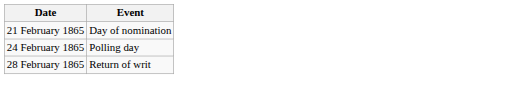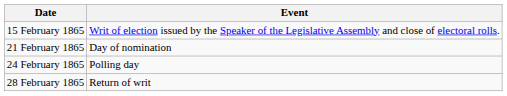+ row: (46, 30)
